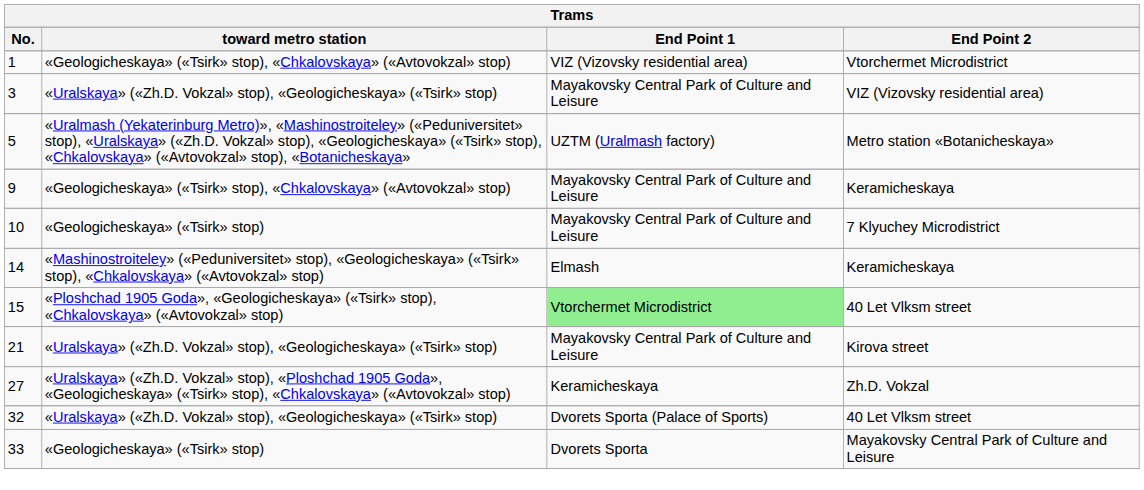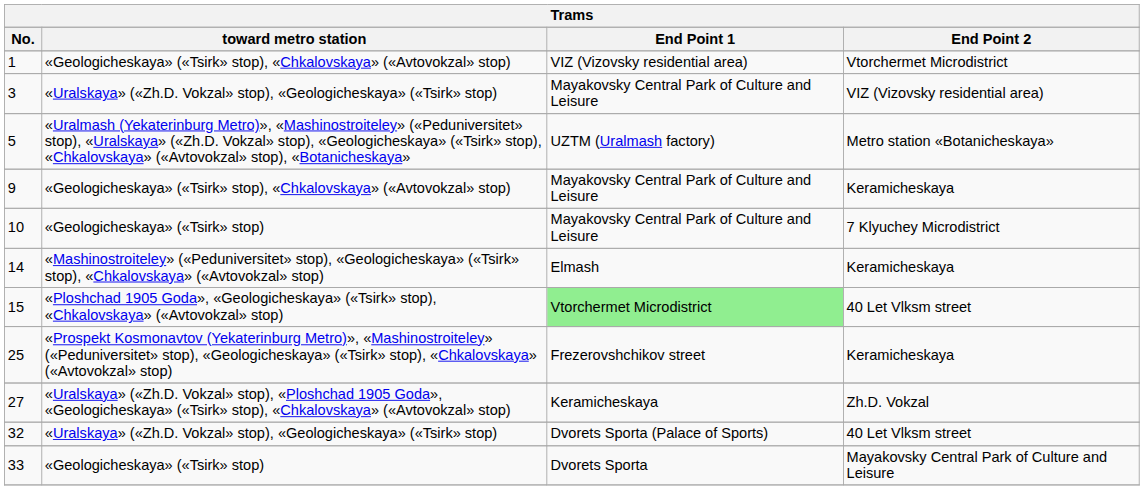- row: (16, 346)
+ row: (16, 354)
